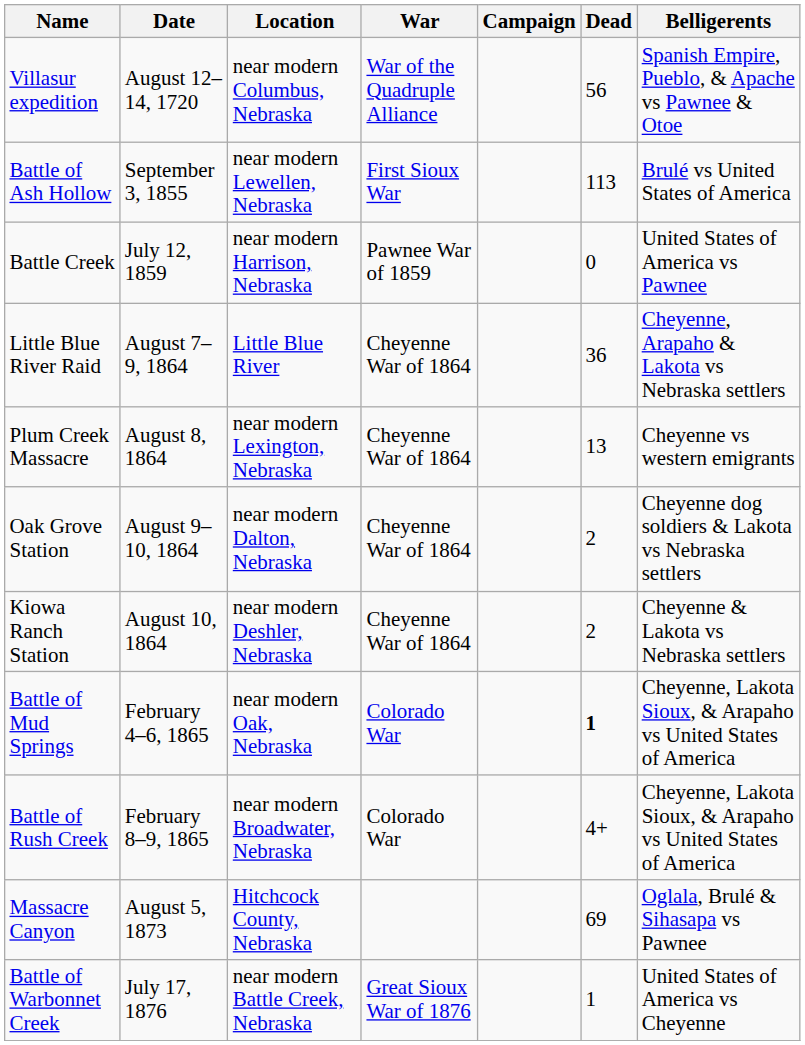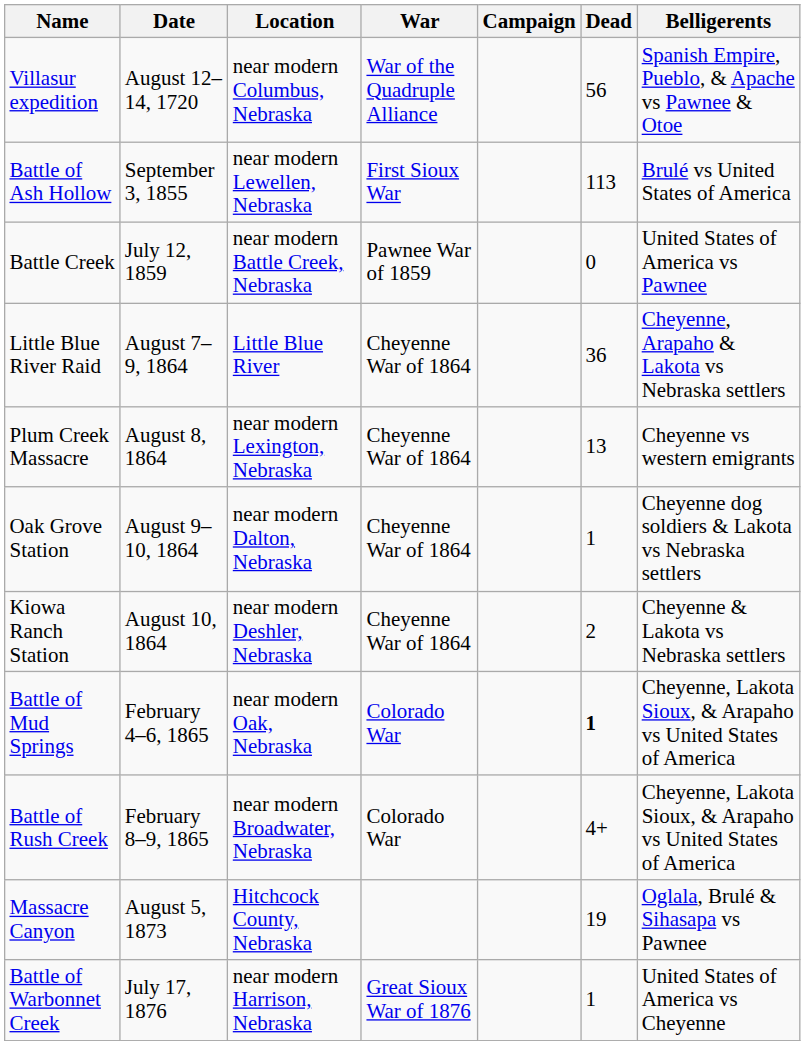(285, 262) near modern Harrison, Nebraska -> (288, 262) near modern Battle Creek, Nebraska
(591, 538) 2 -> (591, 538) 1
(596, 919) 69 -> (596, 919) 19
(288, 999) near modern Battle Creek, Nebraska -> (285, 999) near modern Harrison, Nebraska
